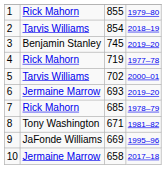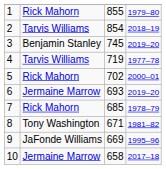(51, 60) Rick Mahorn -> (56, 60) Tarvis Williams
(56, 76) Tarvis Williams -> (51, 76) Rick Mahorn
